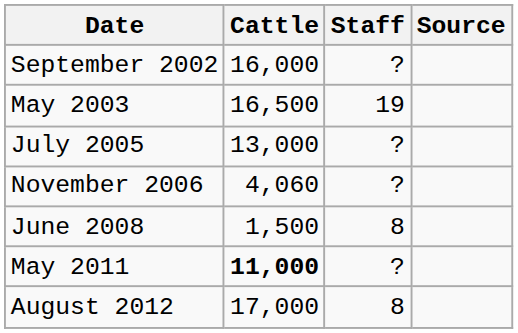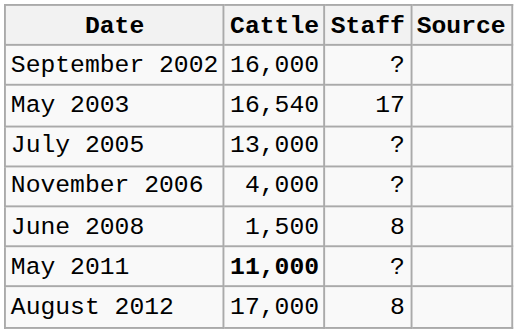(275, 106) 16,500 -> (275, 106) 16,540
(390, 106) 19 -> (390, 106) 17
(282, 186) 4,060 -> (282, 186) 4,000
